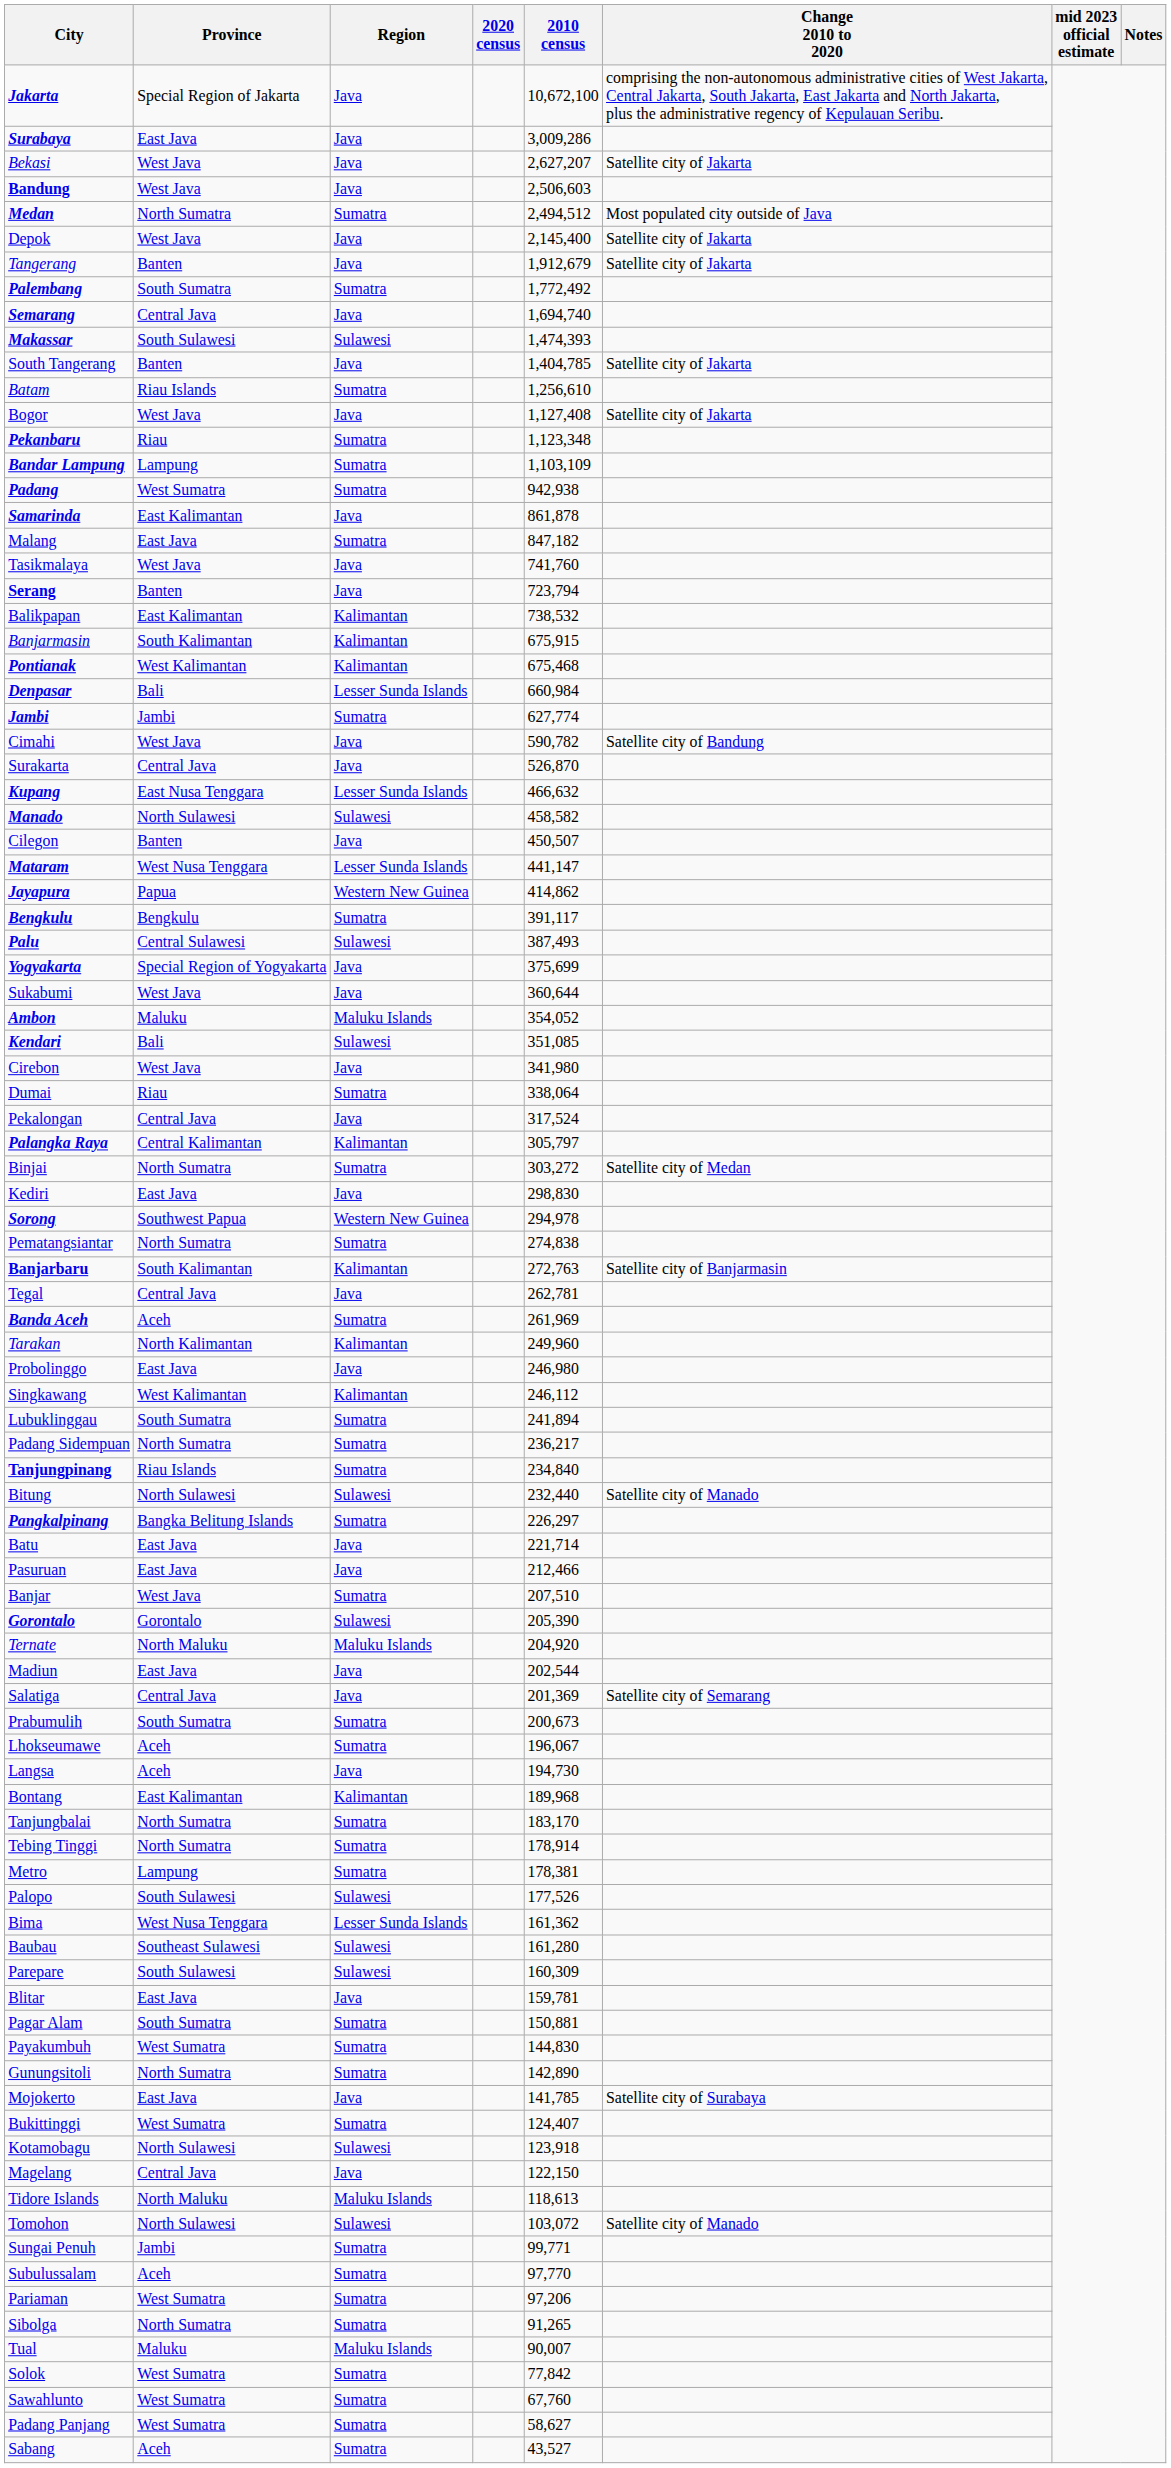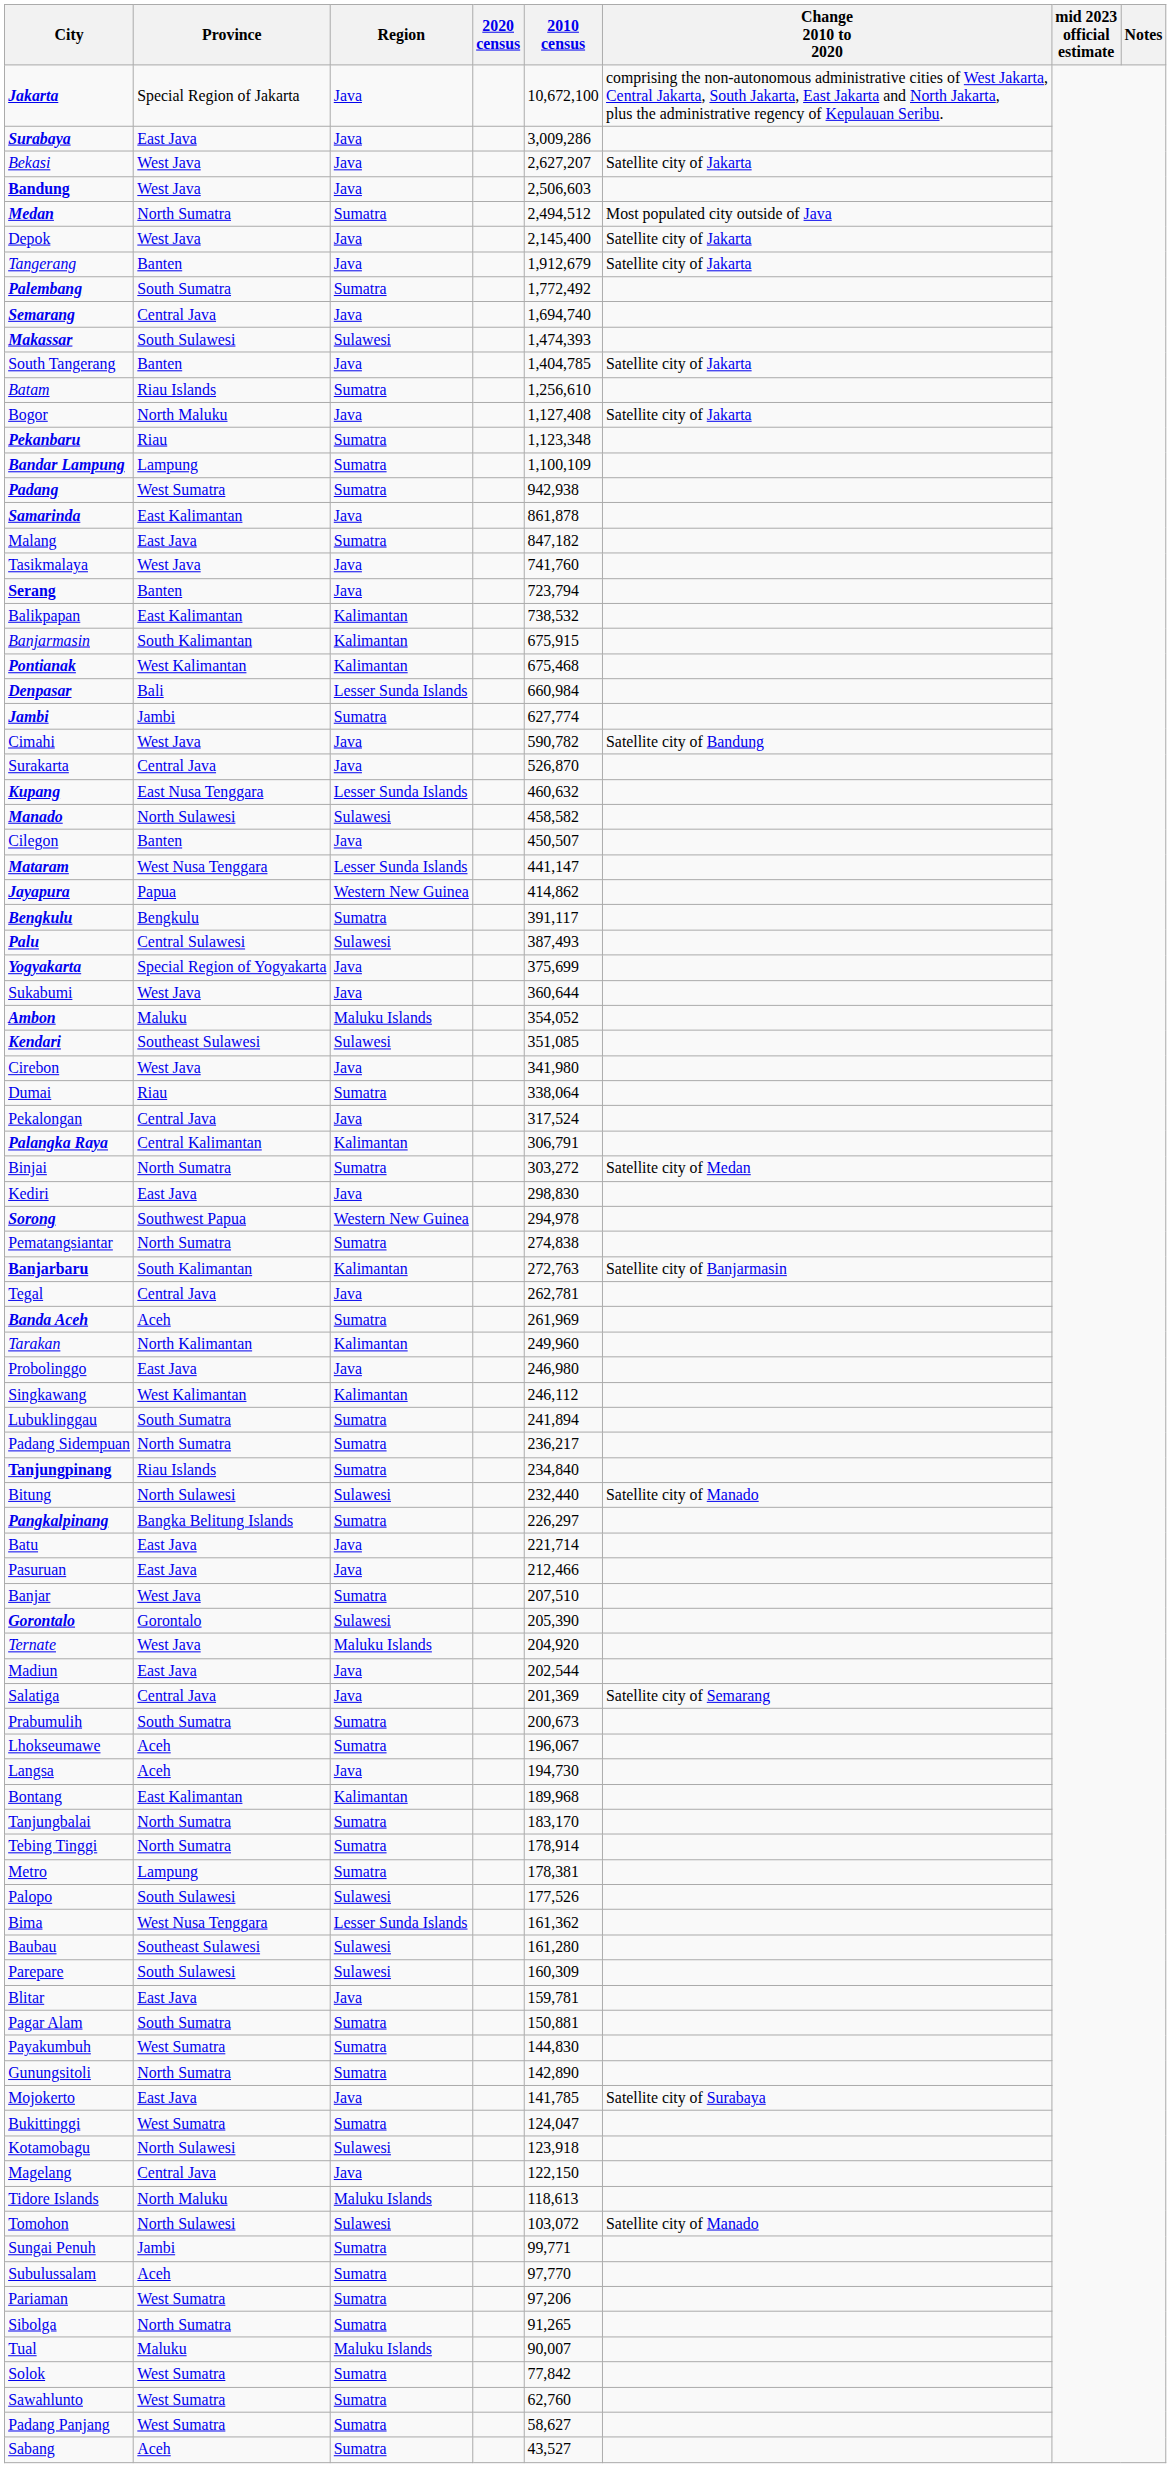(169, 414) West Java -> (182, 414) North Maluku
(559, 465) 1,103,109 -> (559, 465) 1,100,109
(553, 791) 466,632 -> (553, 791) 460,632
(151, 1042) Bali -> (199, 1042) Southeast Sulawesi
(553, 1143) 305,797 -> (553, 1143) 306,791
(182, 1645) North Maluku -> (169, 1645) West Java
(553, 2123) 124,407 -> (553, 2123) 124,047
(549, 2399) 67,760 -> (549, 2399) 62,760
